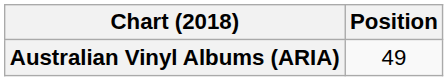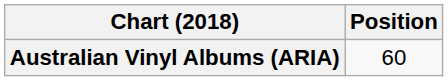(394, 57) 49 -> (394, 57) 60
